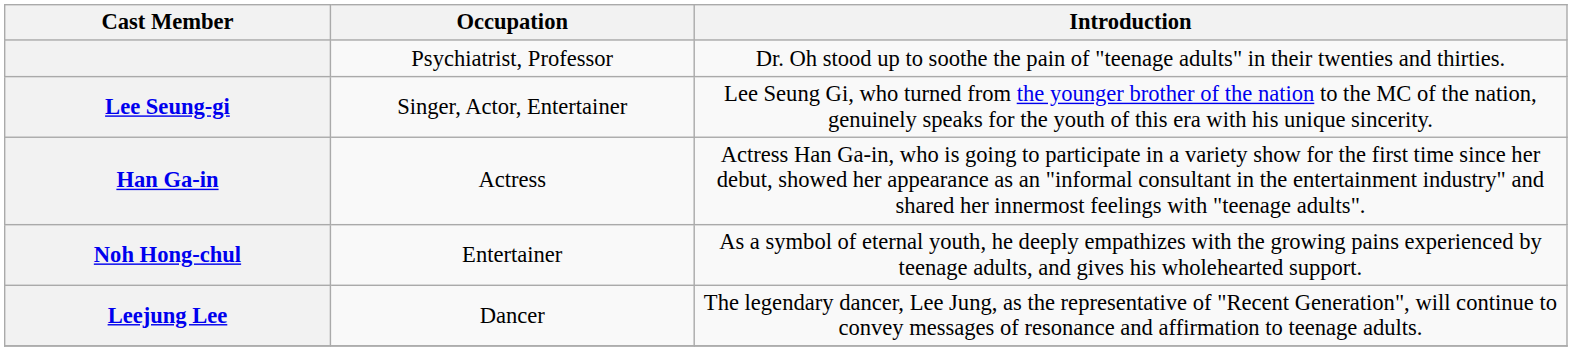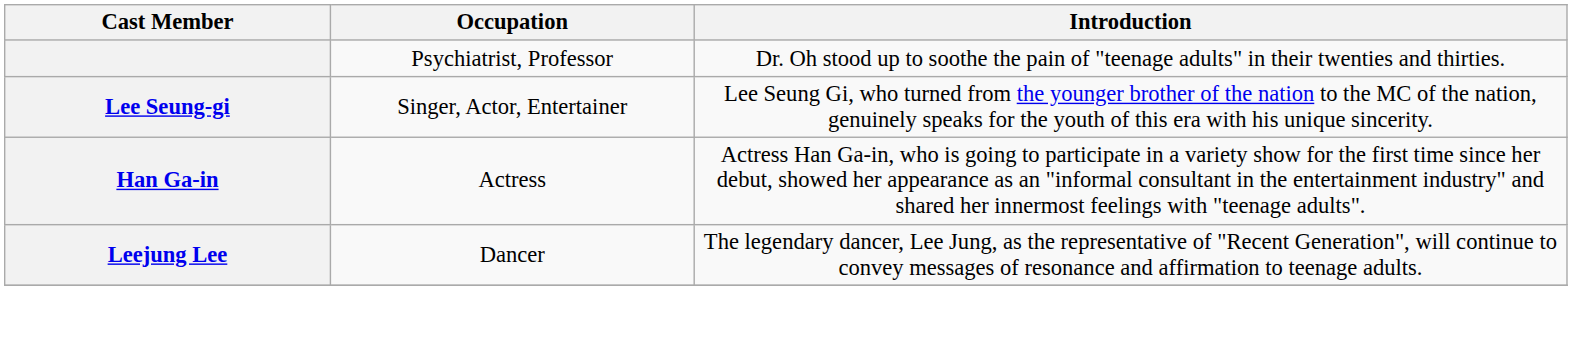- row: (167, 254)
